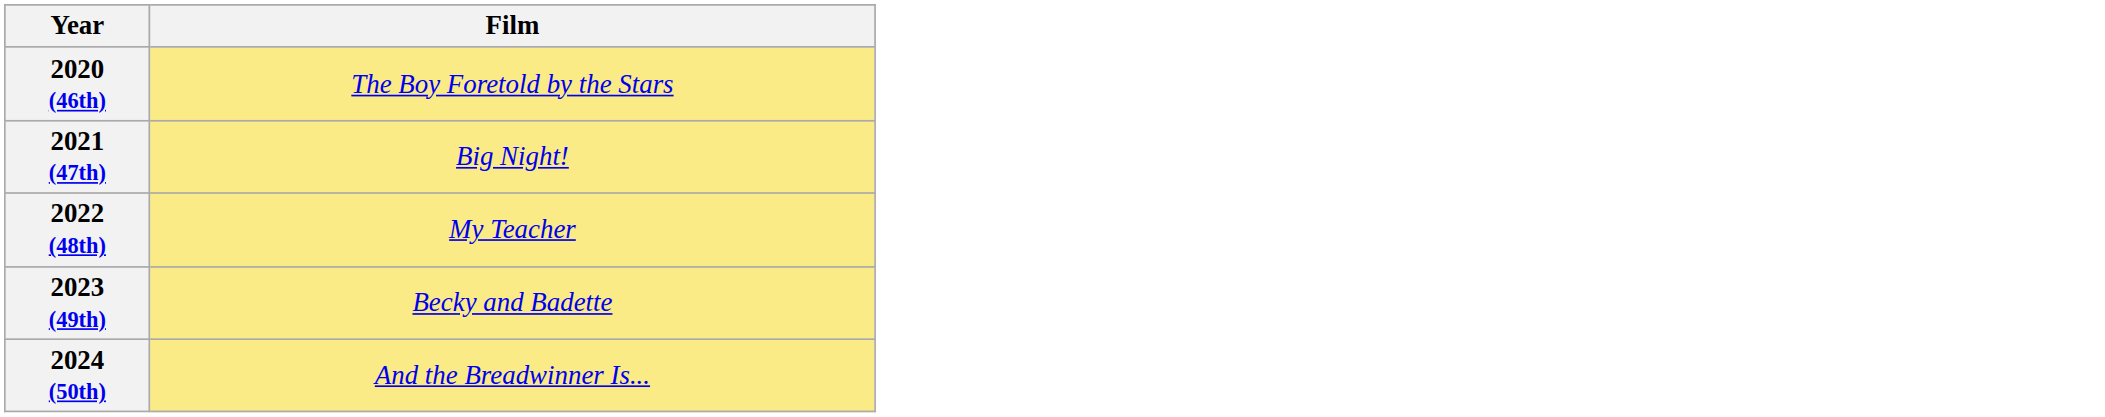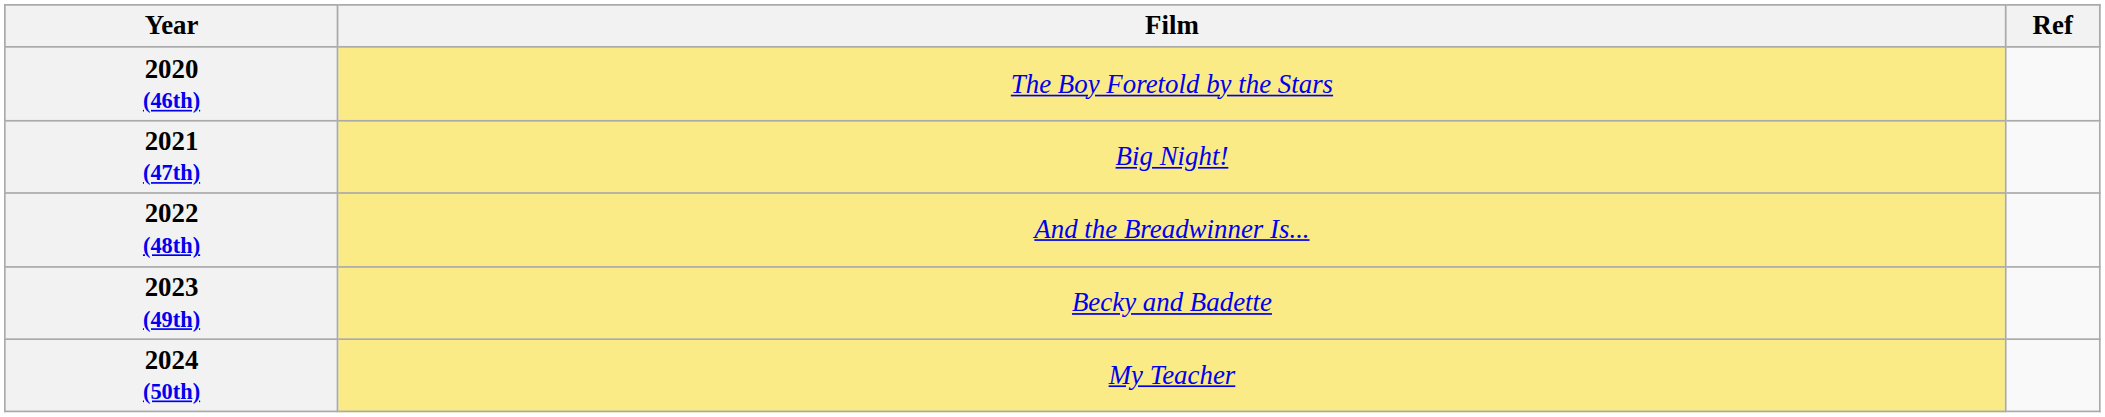+ column: (2053, 25)
(512, 229) My Teacher -> (1172, 229) And the Breadwinner Is...
(512, 375) And the Breadwinner Is... -> (1172, 375) My Teacher
